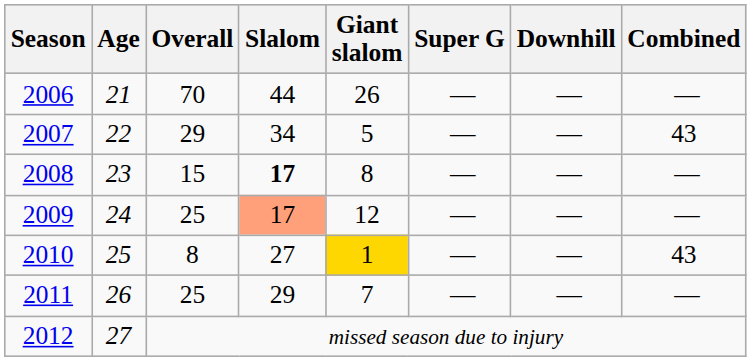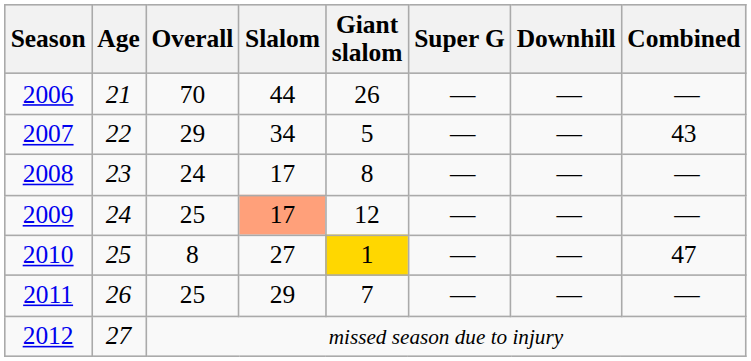(192, 174) 15 -> (192, 174) 24
(283, 174) bold -> (283, 174) normal
(684, 255) 43 -> (684, 255) 47
